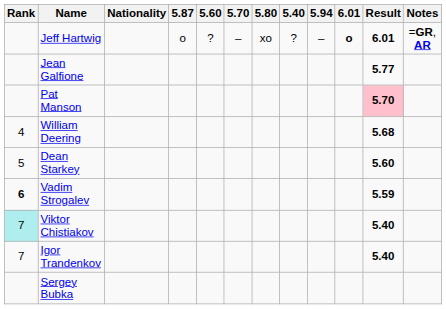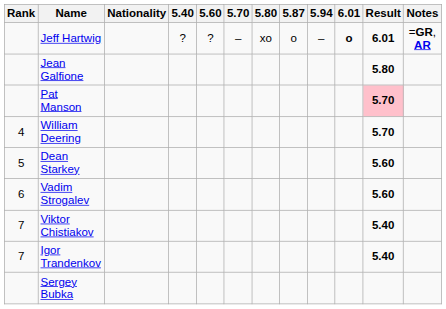columns swapped: (294, 13) <-> (183, 13)
(383, 69) 5.77 -> (383, 69) 5.80
(383, 132) 5.68 -> (383, 132) 5.70
(21, 194) bold -> (21, 194) normal
(383, 194) 5.59 -> (383, 194) 5.60
(21, 225) paleturquoise background -> (21, 225) no background
